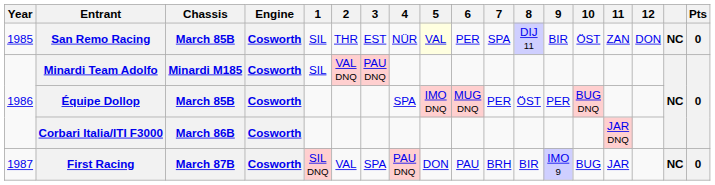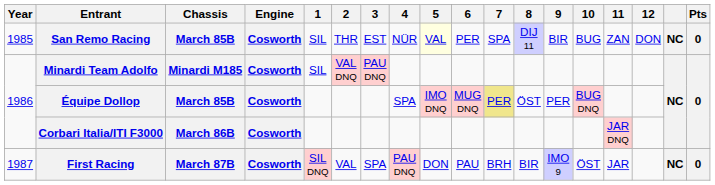(588, 39) ÖST -> (588, 39) BUG
(499, 102) no background -> (499, 102) khaki background
(588, 164) BUG -> (588, 164) ÖST
